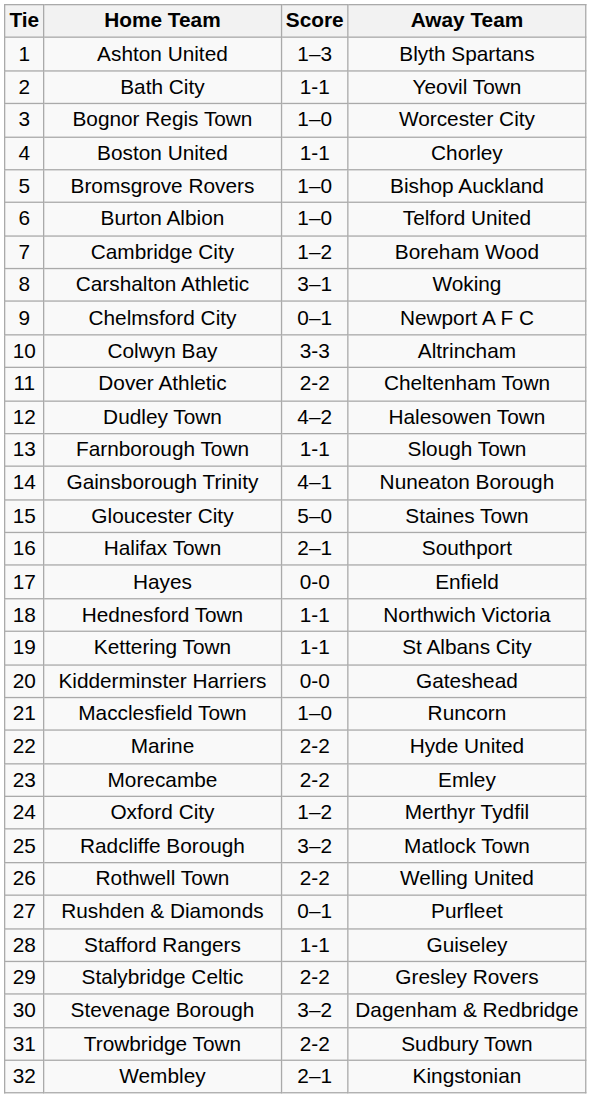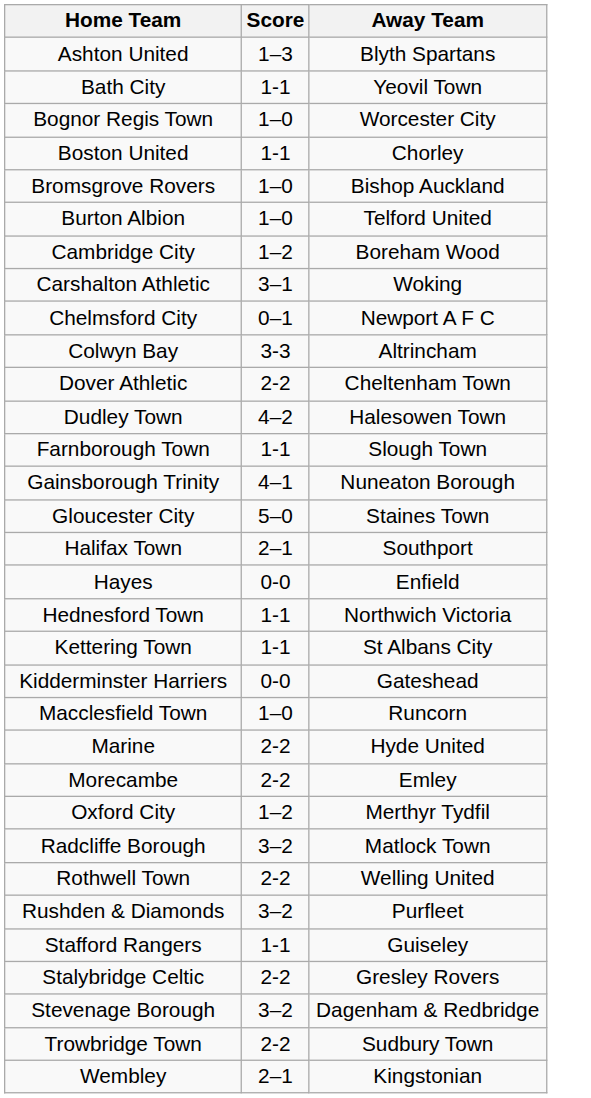- column: (24, 20)
(315, 911) 0–1 -> (275, 911) 3–2
